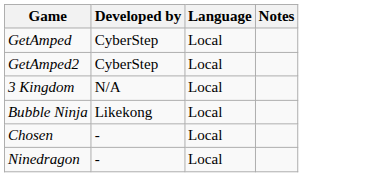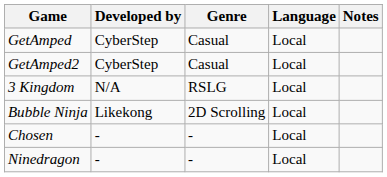+ column: (227, 16)
